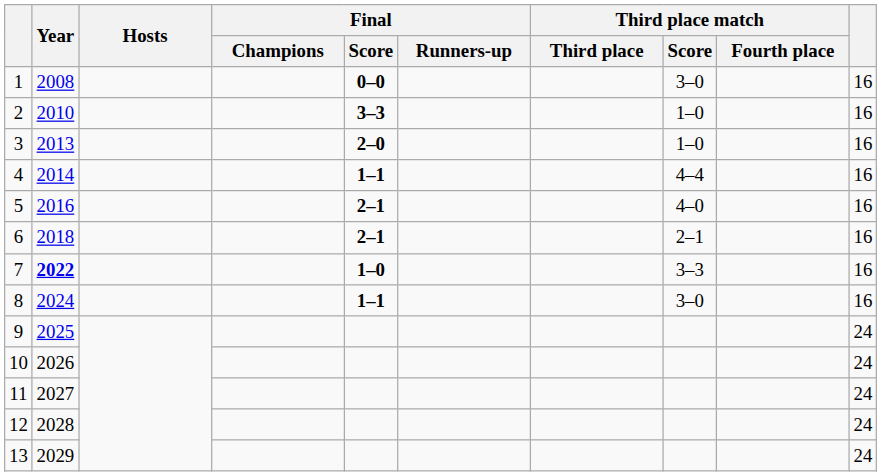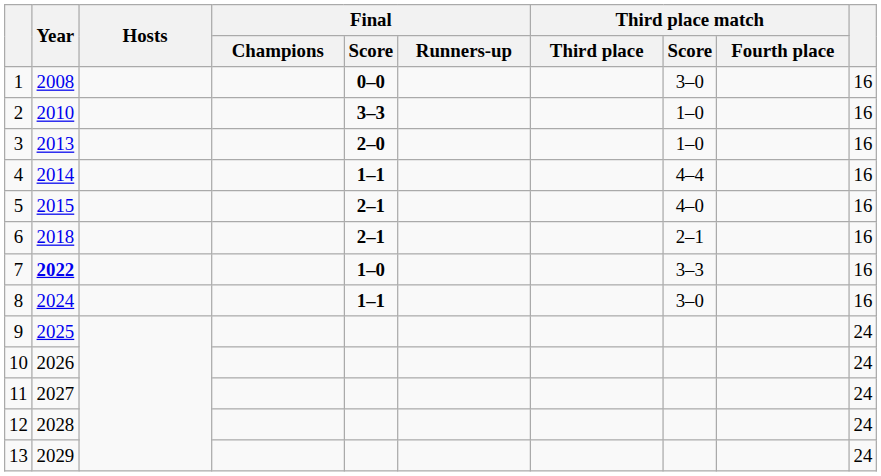(55, 206) 2016 -> (55, 206) 2015
